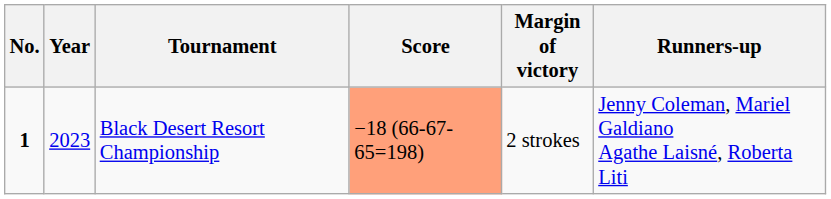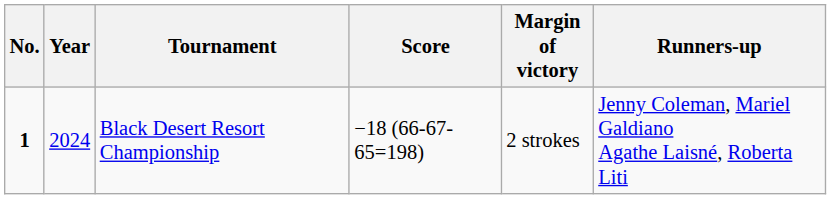(70, 140) 2023 -> (70, 140) 2024
(404, 140) lightsalmon background -> (404, 140) no background
